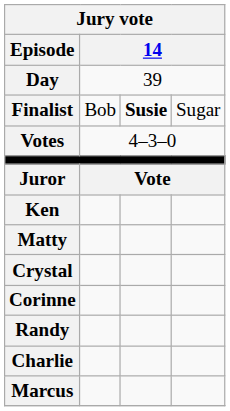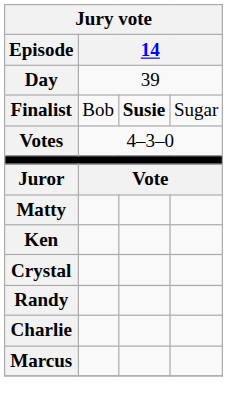rows swapped: (42, 239) <-> (42, 209)
- row: (42, 300)
